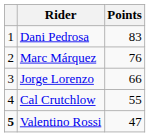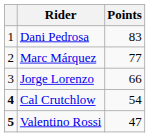(135, 57) 76 -> (135, 57) 77
(11, 100) normal -> (11, 100) bold
(135, 100) 55 -> (135, 100) 54
